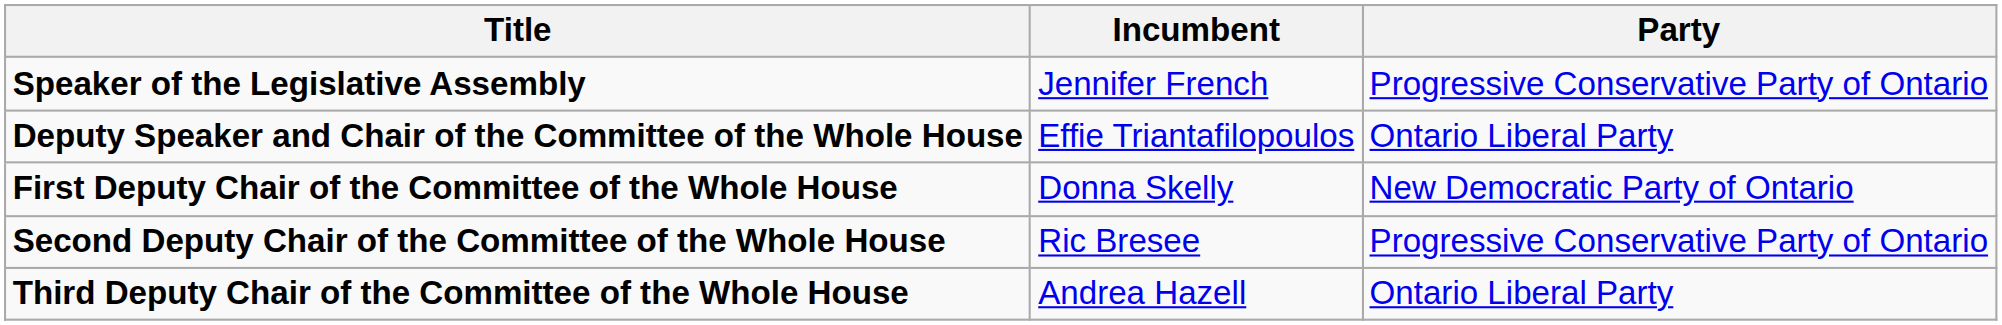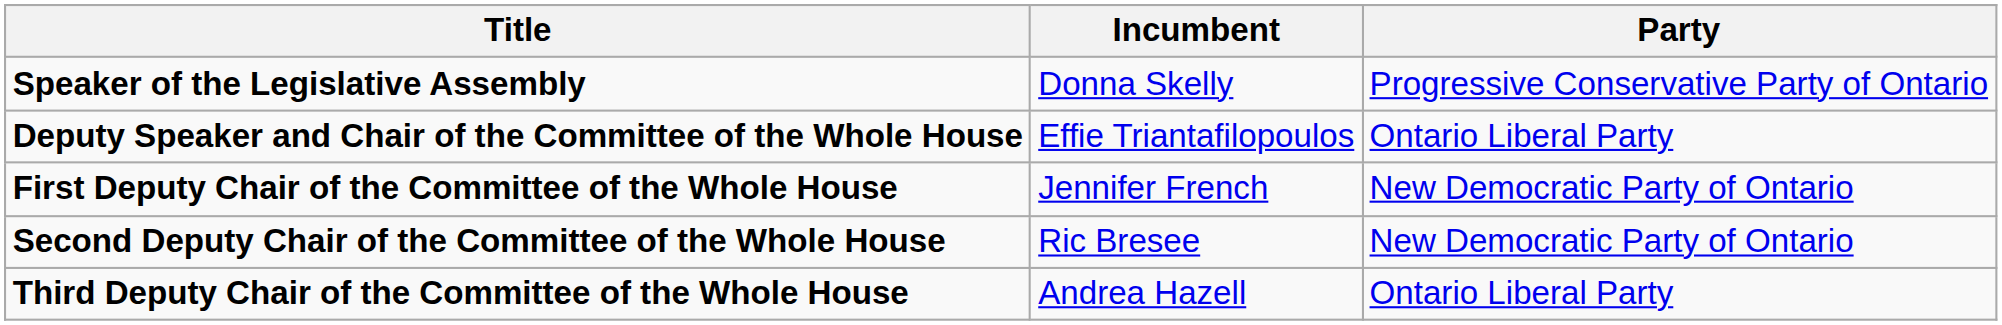(1153, 83) Jennifer French -> (1136, 83) Donna Skelly
(1136, 188) Donna Skelly -> (1153, 188) Jennifer French
(1679, 240) Progressive Conservative Party of Ontario -> (1612, 240) New Democratic Party of Ontario
